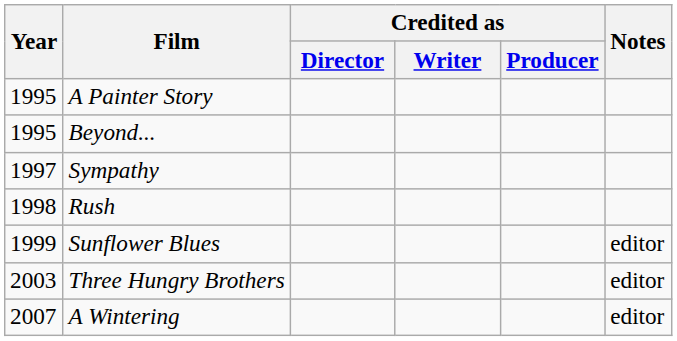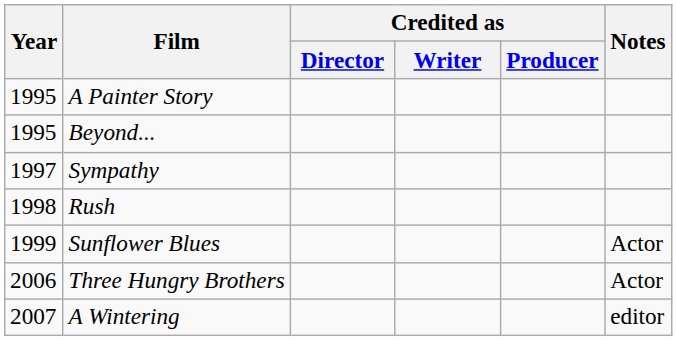(637, 243) editor -> (637, 243) Actor
(33, 280) 2003 -> (33, 280) 2006
(637, 280) editor -> (637, 280) Actor
